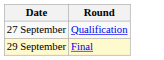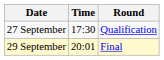+ column: (83, 13)
